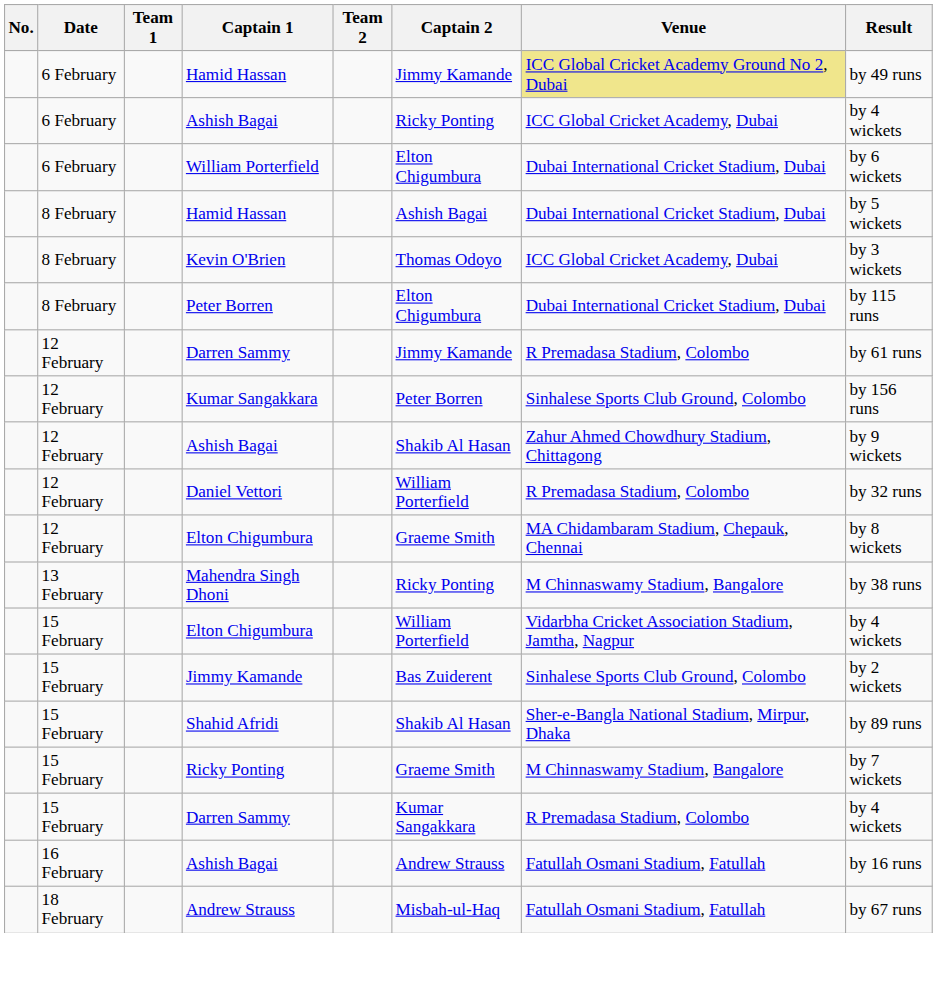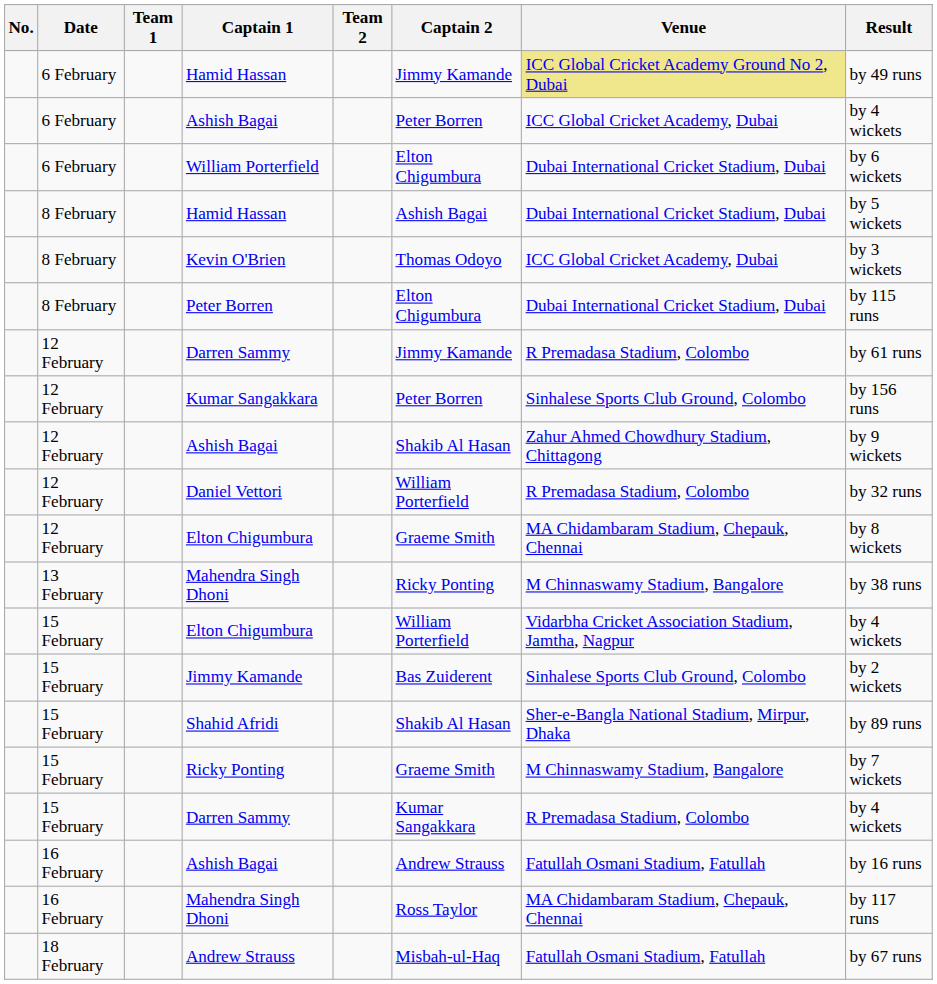(445, 120) Ricky Ponting -> (439, 120) Peter Borren
+ row: (72, 909)
